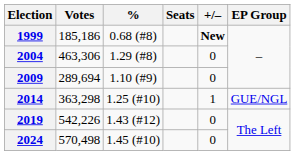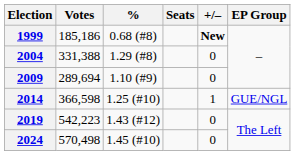(79, 56) 463,306 -> (79, 56) 331,388
(79, 98) 363,298 -> (79, 98) 366,598
(79, 118) 542,226 -> (79, 118) 542,223
